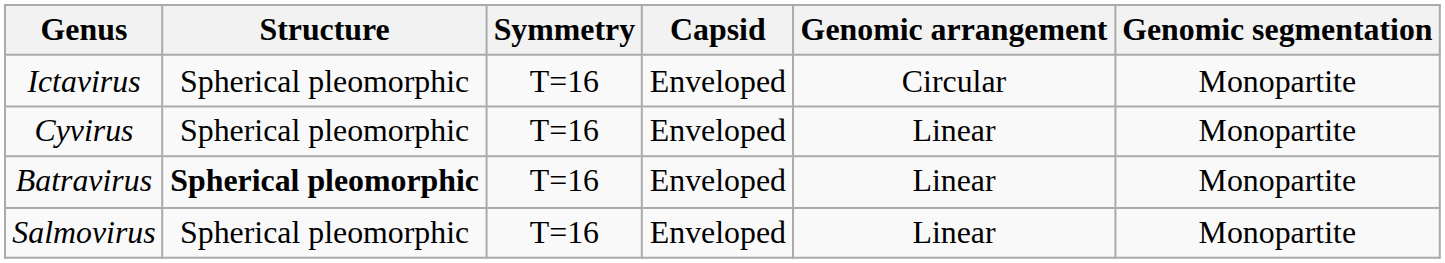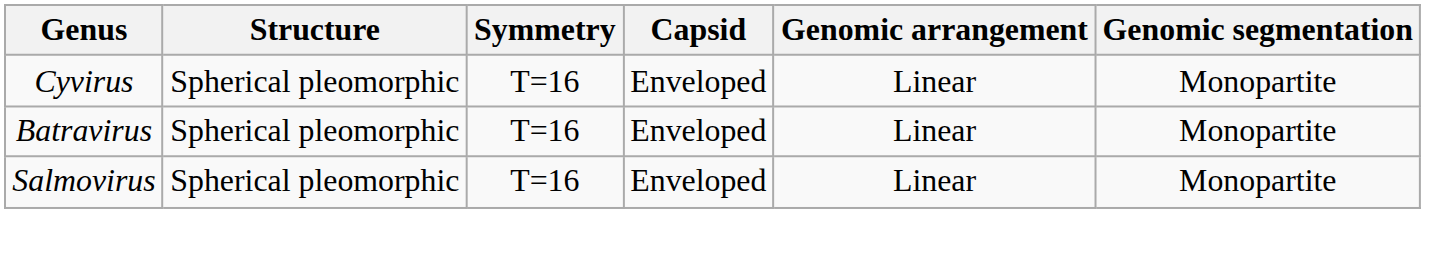- row: (84, 80)
(325, 181) bold -> (315, 130) normal
